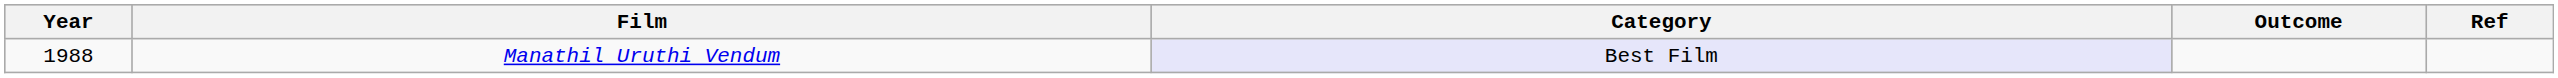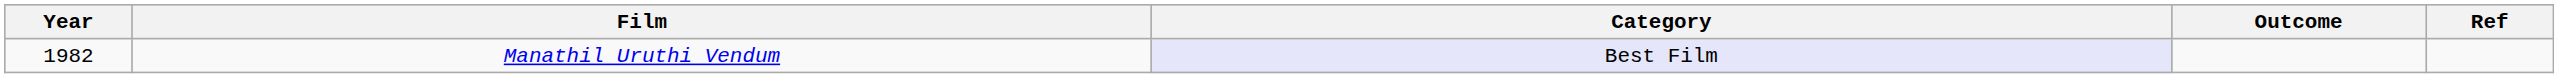(69, 56) 1988 -> (69, 56) 1982
